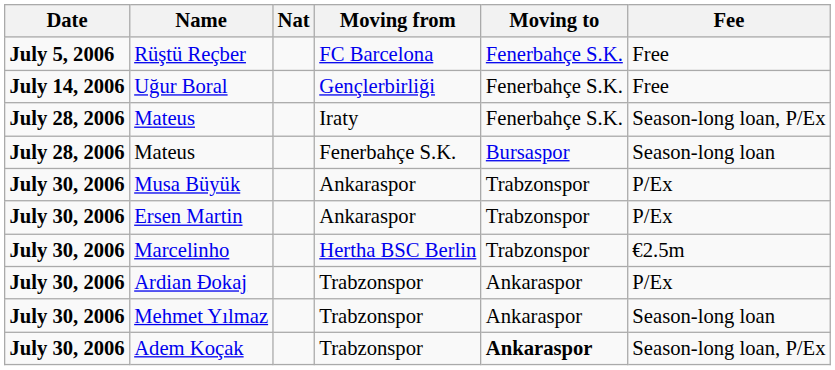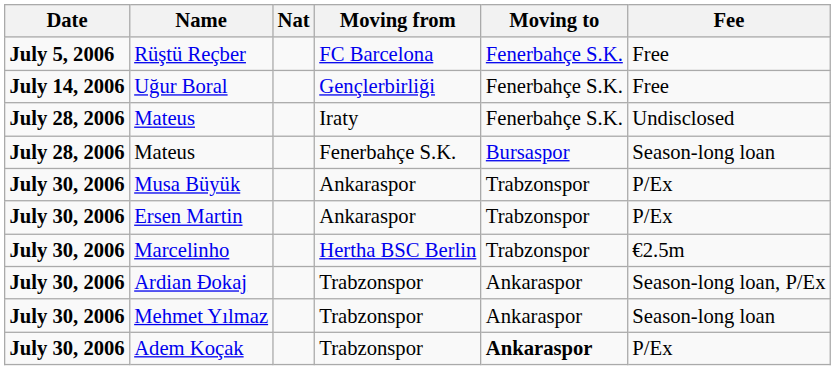(729, 119) Season-long loan, P/Ex -> (683, 119) Undisclosed
(652, 282) P/Ex -> (729, 282) Season-long loan, P/Ex
(729, 348) Season-long loan, P/Ex -> (652, 348) P/Ex
